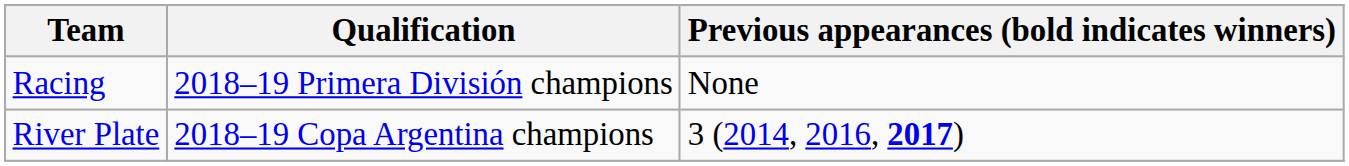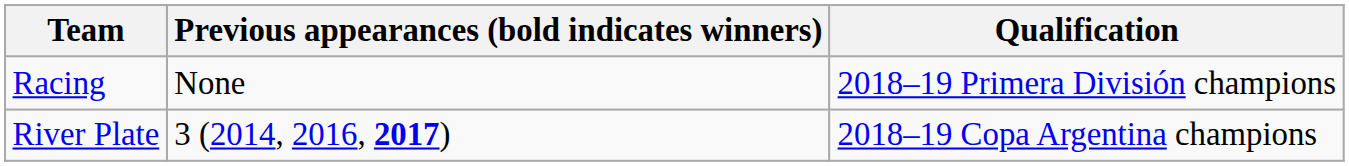columns swapped: (424, 30) <-> (1012, 30)
